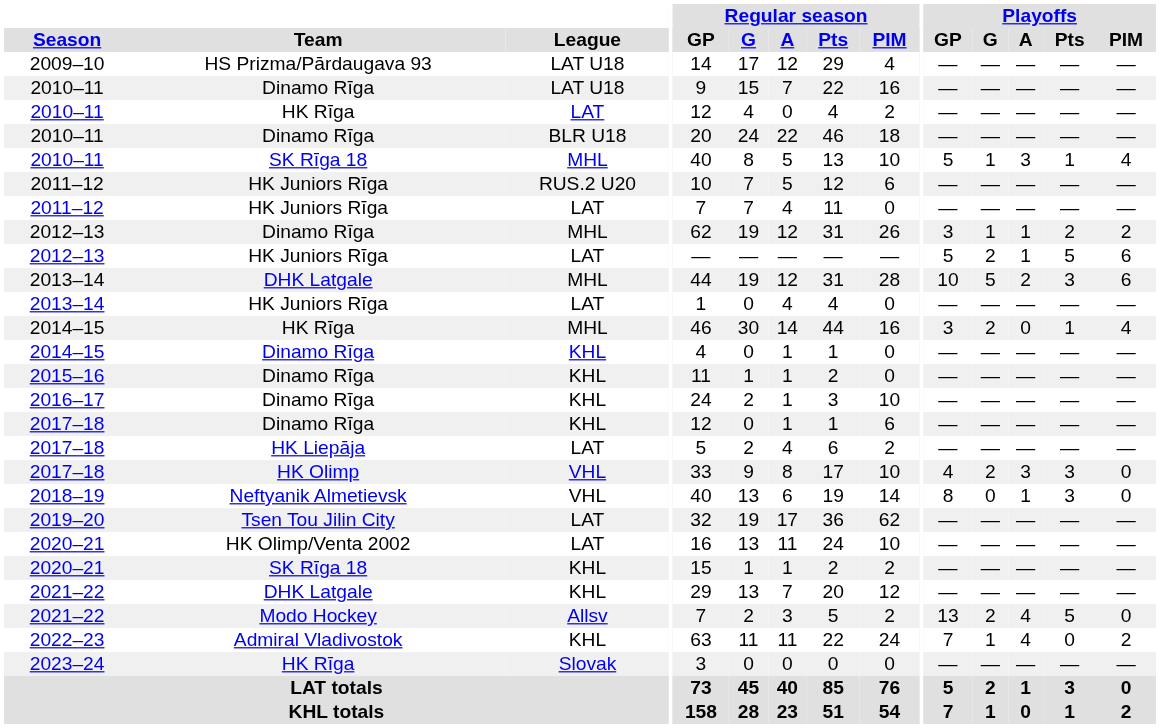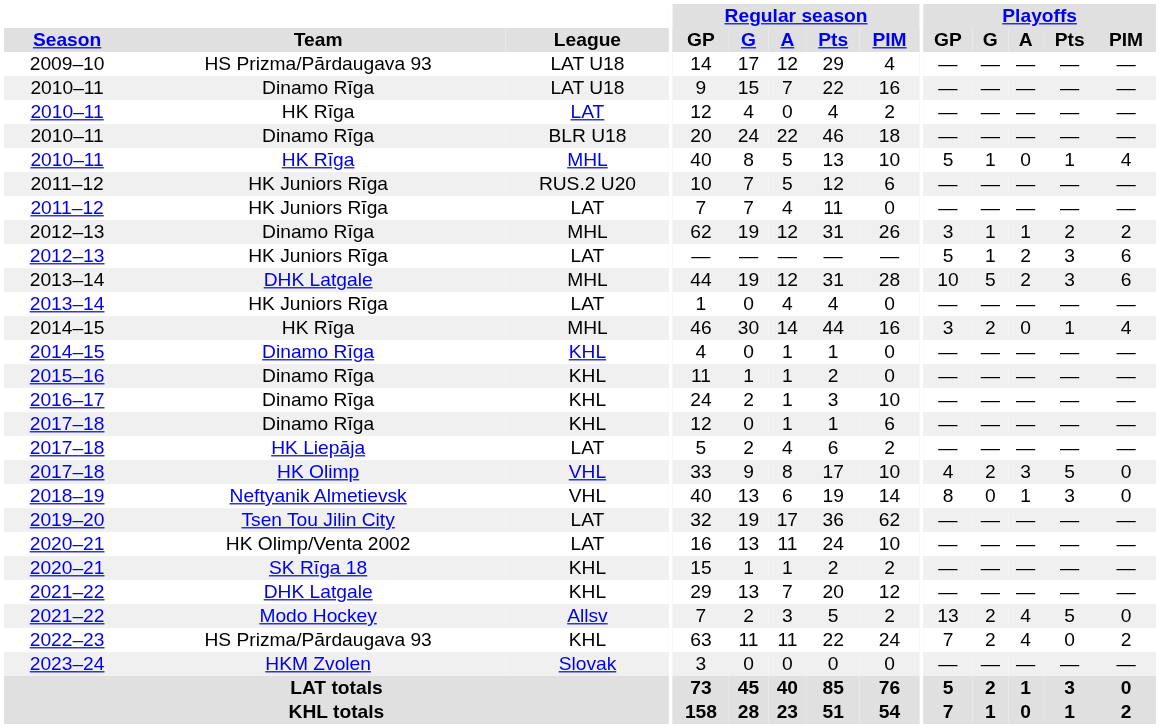(318, 159) SK Rīga 18 -> (318, 159) HK Rīga
(1026, 159) 3 -> (1026, 159) 0
(990, 255) 2 -> (990, 255) 1
(1026, 255) 1 -> (1026, 255) 2
(1070, 255) 5 -> (1070, 255) 3
(1070, 471) 3 -> (1070, 471) 5
(318, 639) Admiral Vladivostok -> (318, 639) HS Prizma/Pārdaugava 93
(990, 639) 1 -> (990, 639) 2
(318, 663) HK Rīga -> (318, 663) HKM Zvolen
